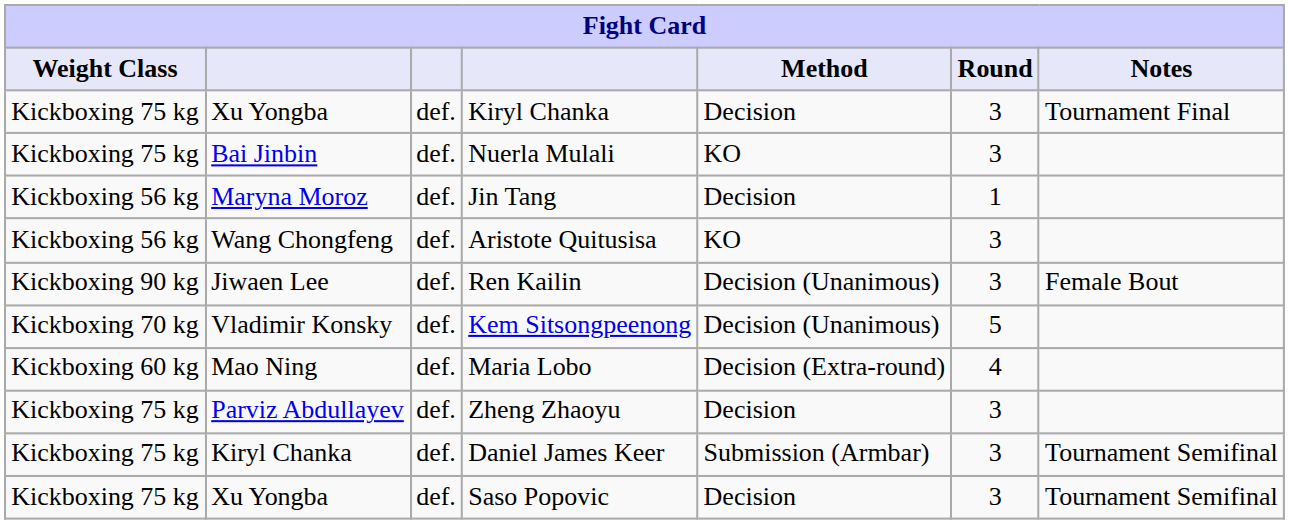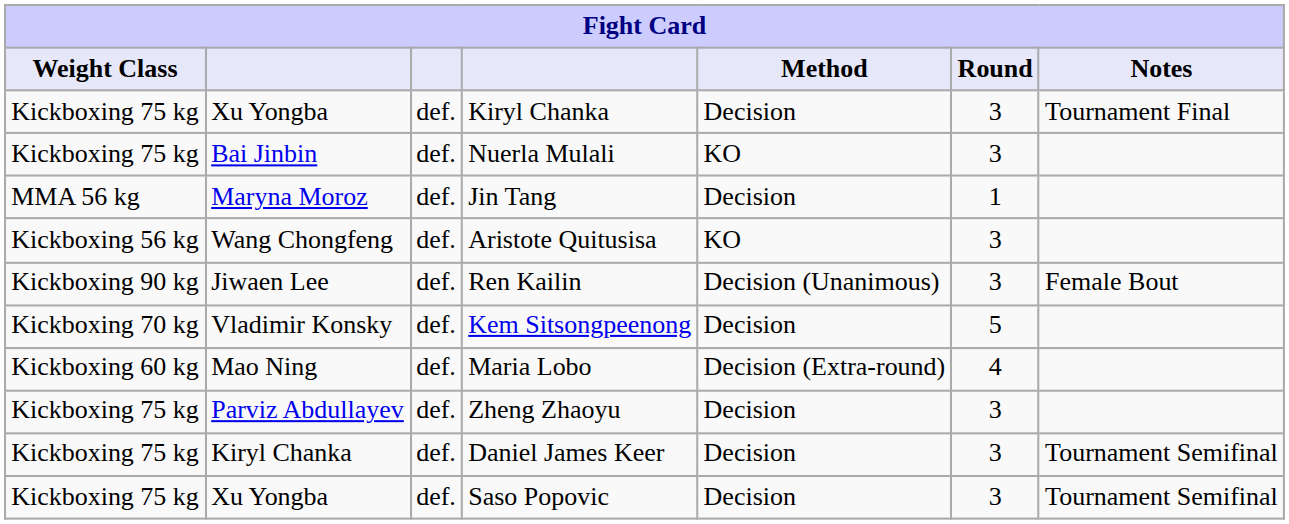(105, 196) Kickboxing 56 kg -> (75, 196) MMA 56 kg
(822, 325) Decision (Unanimous) -> (750, 325) Decision
(817, 453) Submission (Armbar) -> (750, 453) Decision
